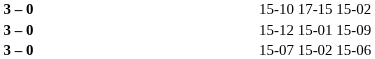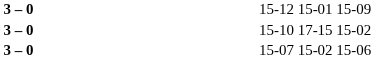rows swapped: (315, 29) <-> (315, 9)
